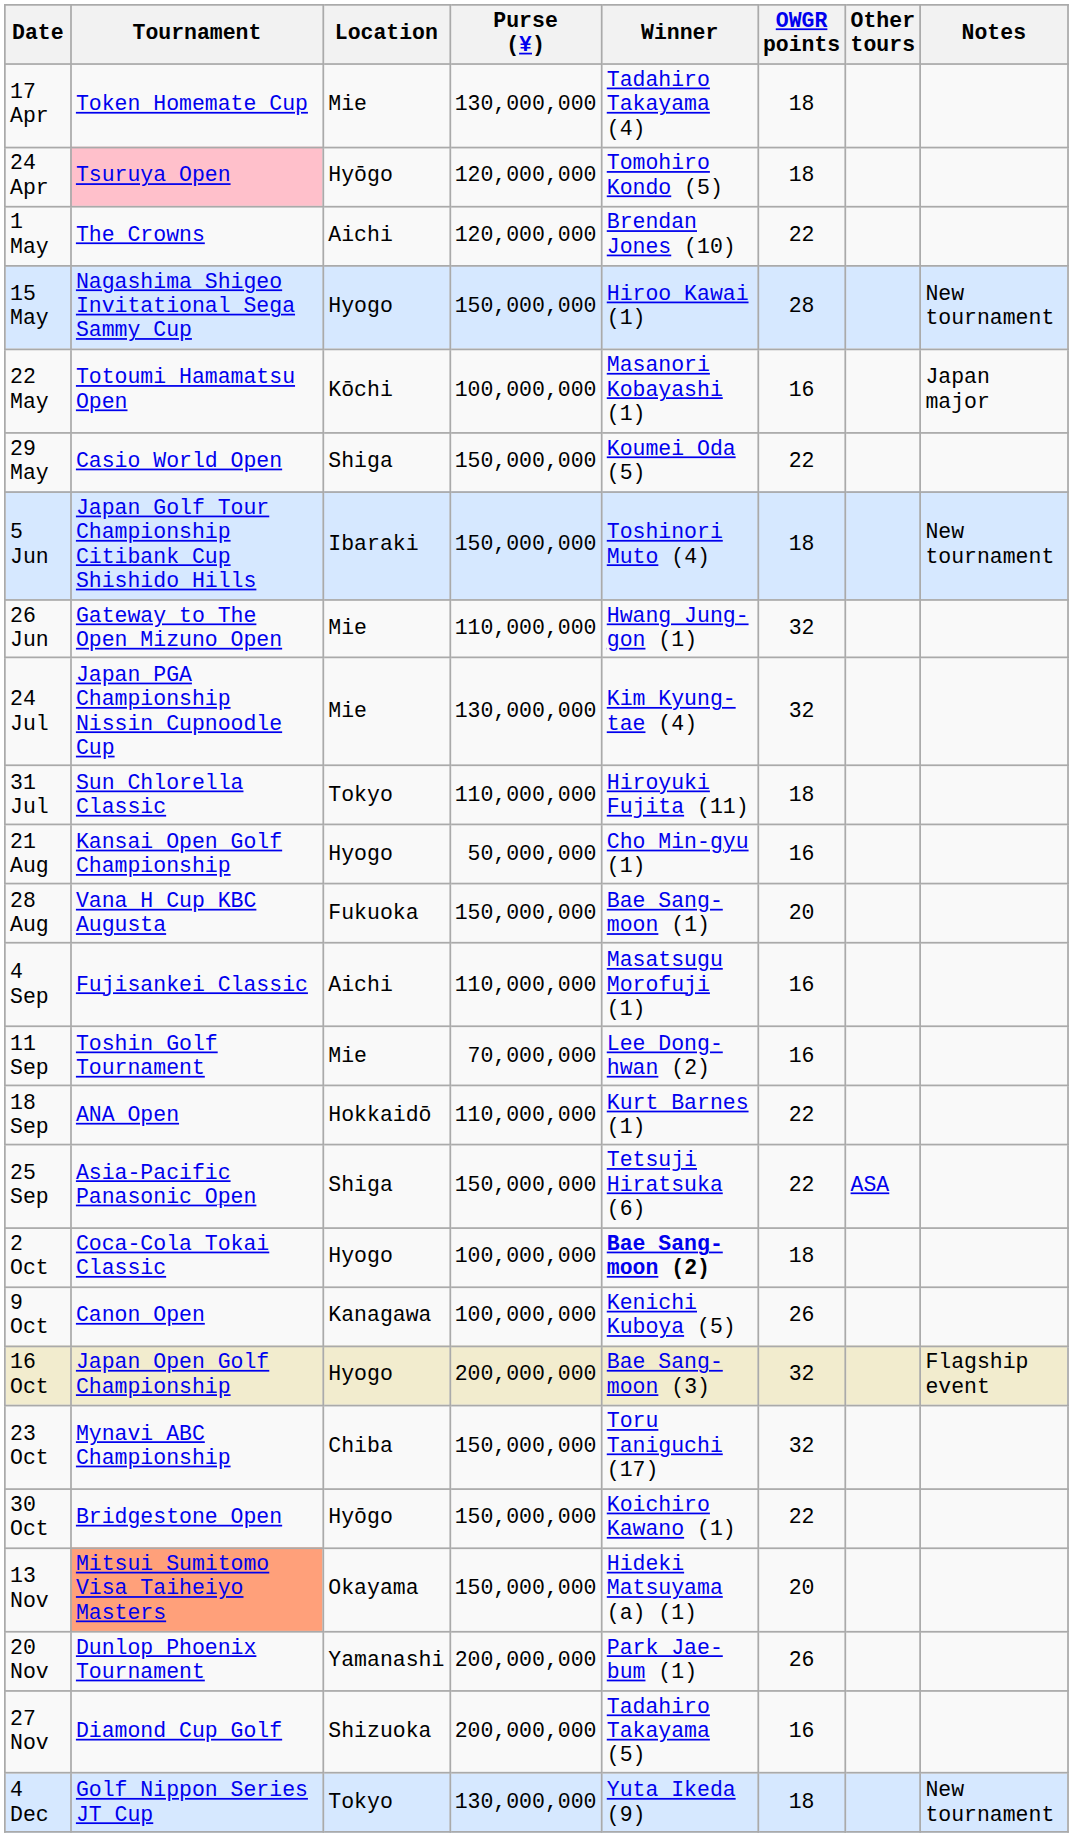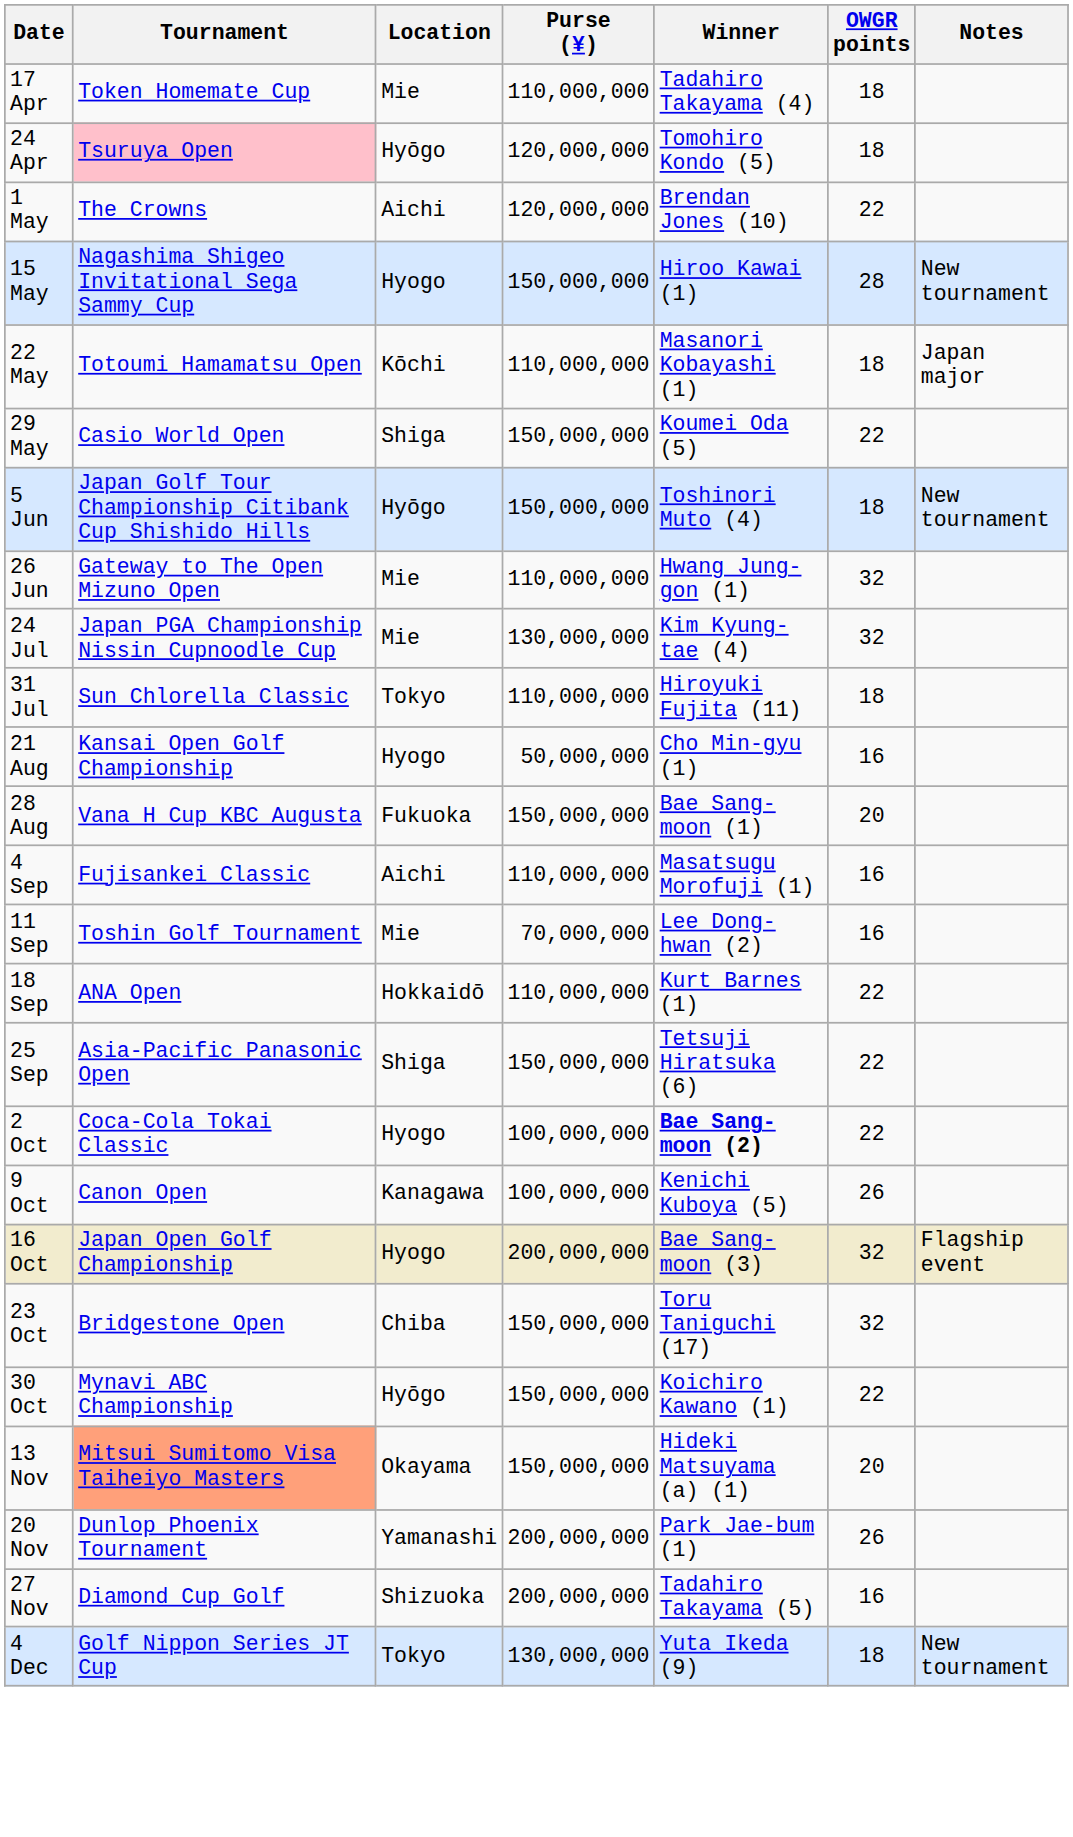- column: (883, 35)
(526, 106) 130,000,000 -> (578, 94) 110,000,000
(526, 391) 100,000,000 -> (578, 367) 110,000,000
(802, 391) 16 -> (872, 367) 18
(373, 546) Ibaraki -> (413, 509) Hyōgo
(802, 1258) 18 -> (872, 1136) 22
(153, 1447) Mynavi ABC Championship -> (181, 1325) Bridgestone Open
(179, 1518) Bridgestone Open -> (156, 1397) Mynavi ABC Championship
